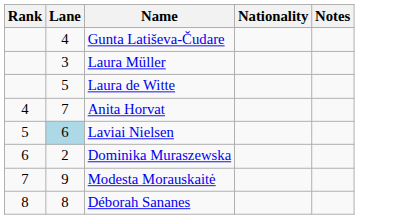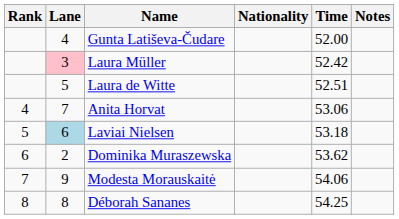+ column: (332, 16)
(65, 62) no background -> (65, 62) pink background
